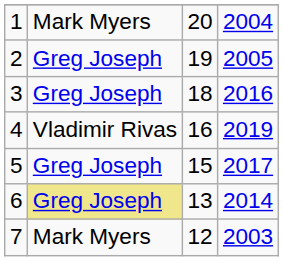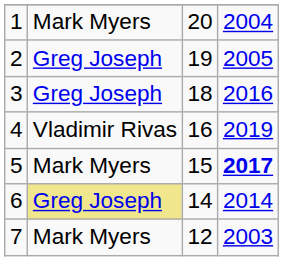(97, 165) Greg Joseph -> (92, 165) Mark Myers
(248, 165) normal -> (248, 165) bold
(200, 201) 13 -> (200, 201) 14
